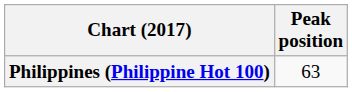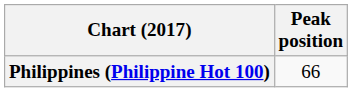(311, 71) 63 -> (311, 71) 66
